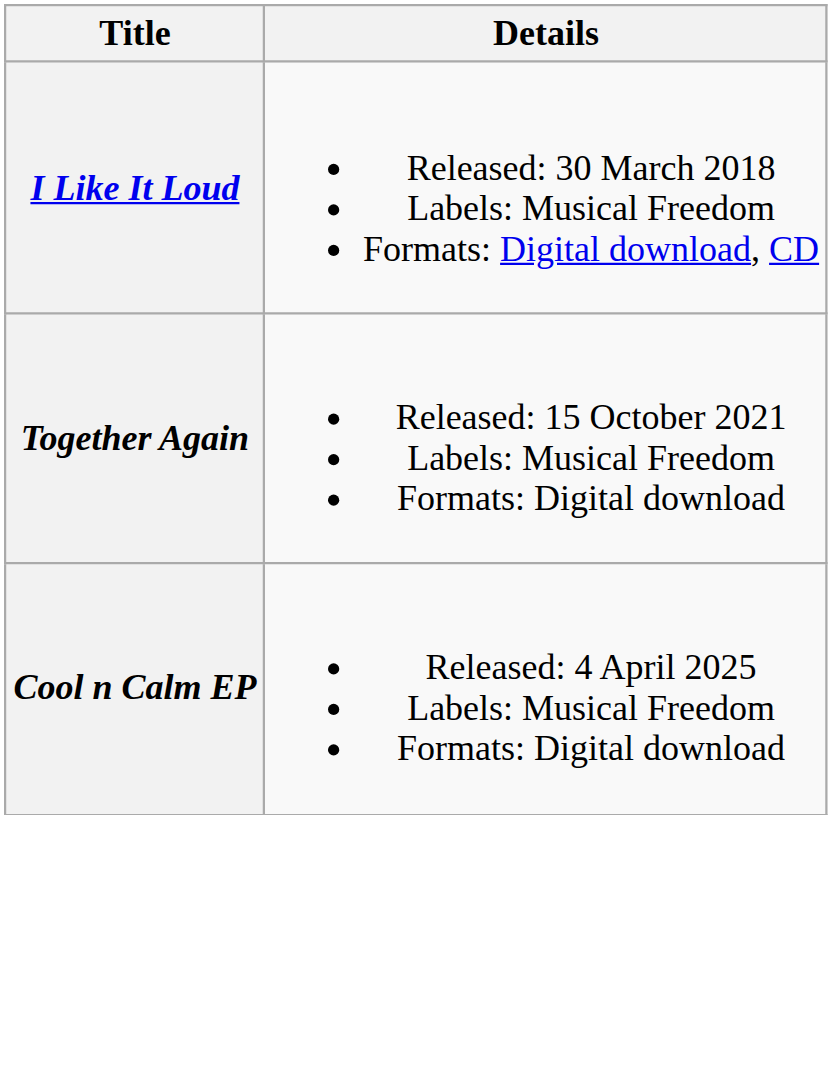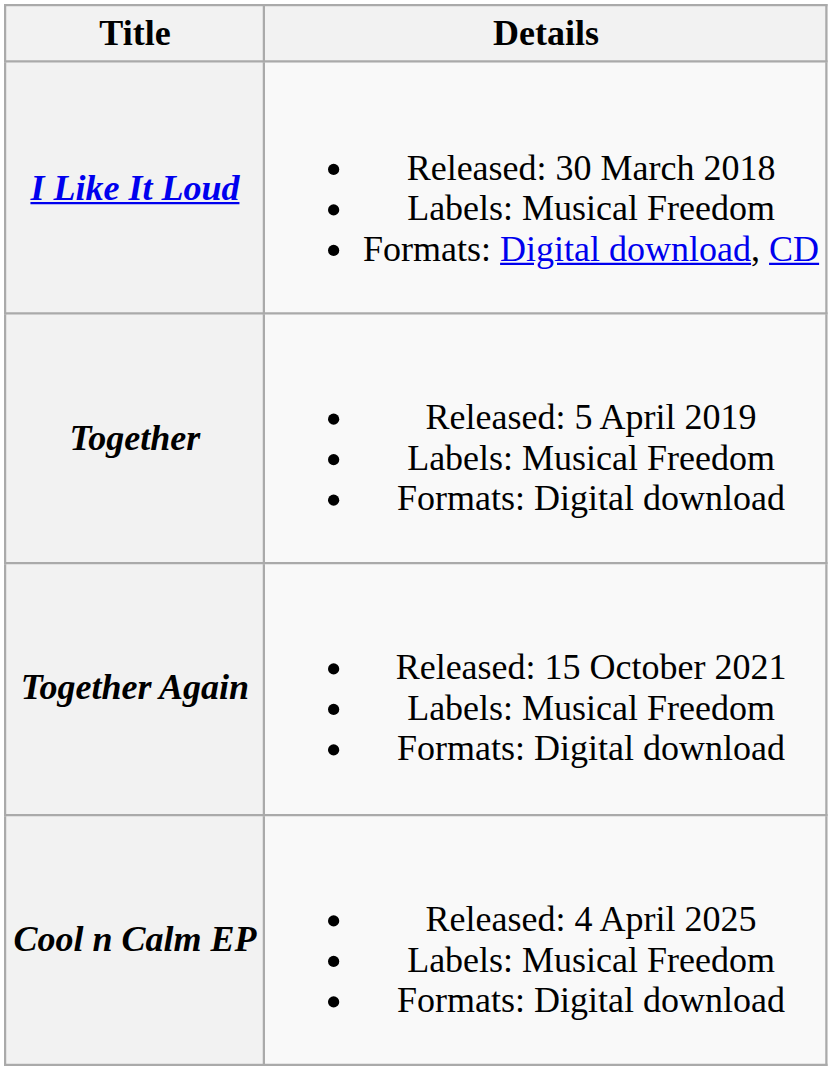+ row: (135, 437)
